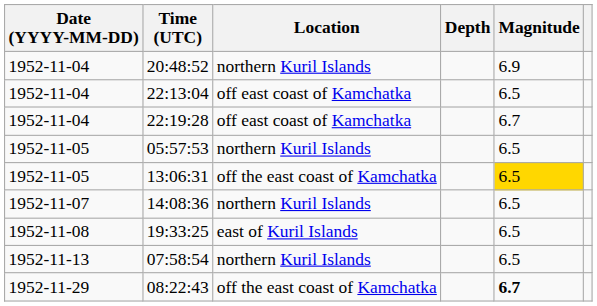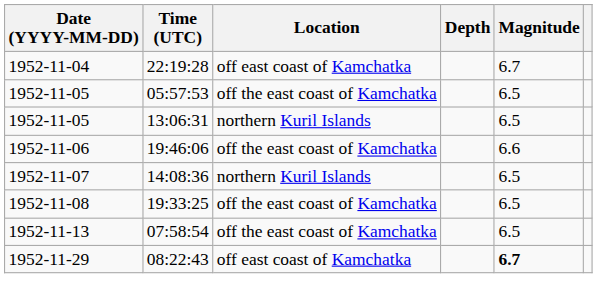- row: (178, 65)
- row: (178, 93)
(294, 148) northern Kuril Islands -> (327, 93) off the east coast of Kamchatka
(327, 176) off the east coast of Kamchatka -> (294, 120) northern Kuril Islands
(509, 176) gold background -> (509, 120) no background
+ row: (178, 148)
(287, 231) east of Kuril Islands -> (327, 203) off the east coast of Kamchatka
(294, 259) northern Kuril Islands -> (327, 231) off the east coast of Kamchatka
(327, 286) off the east coast of Kamchatka -> (314, 259) off east coast of Kamchatka
